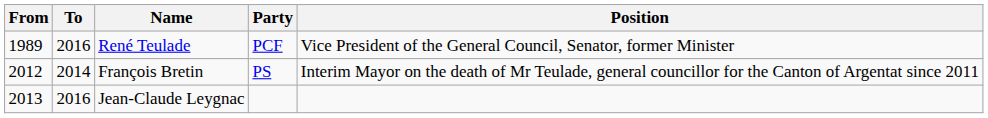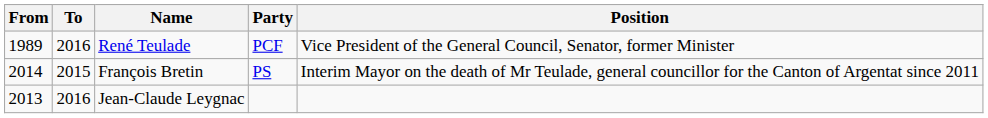(25, 71) 2012 -> (25, 71) 2014
(73, 71) 2014 -> (73, 71) 2015
